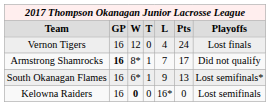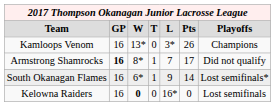+ row: (57, 45)
- row: (57, 45)
(184, 77) 13 -> (189, 77) 14
